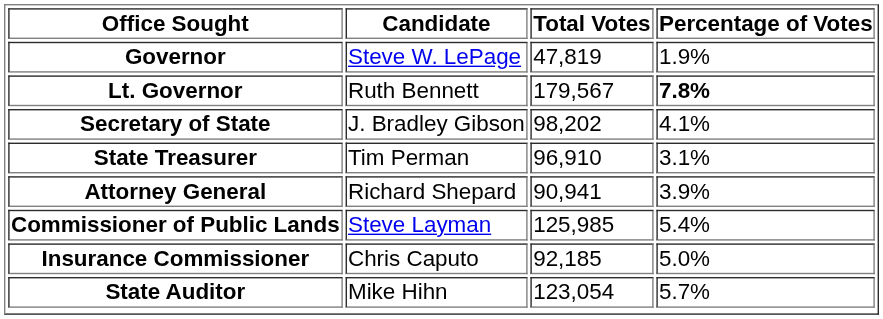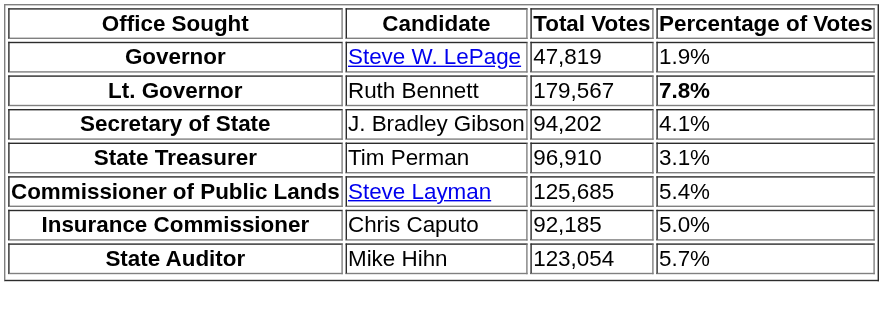(567, 124) 98,202 -> (567, 124) 94,202
- row: (175, 191)
(574, 224) 125,985 -> (574, 191) 125,685
